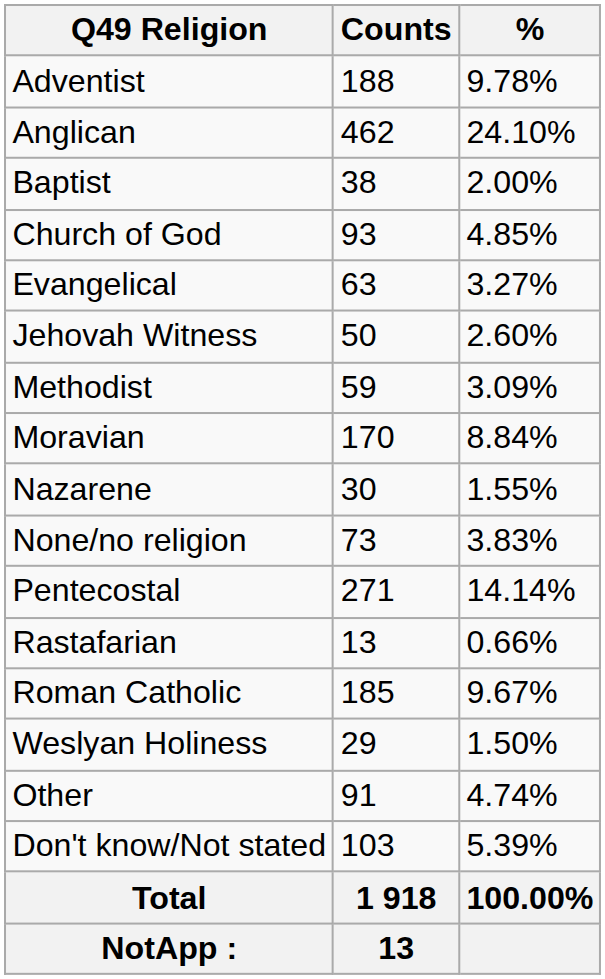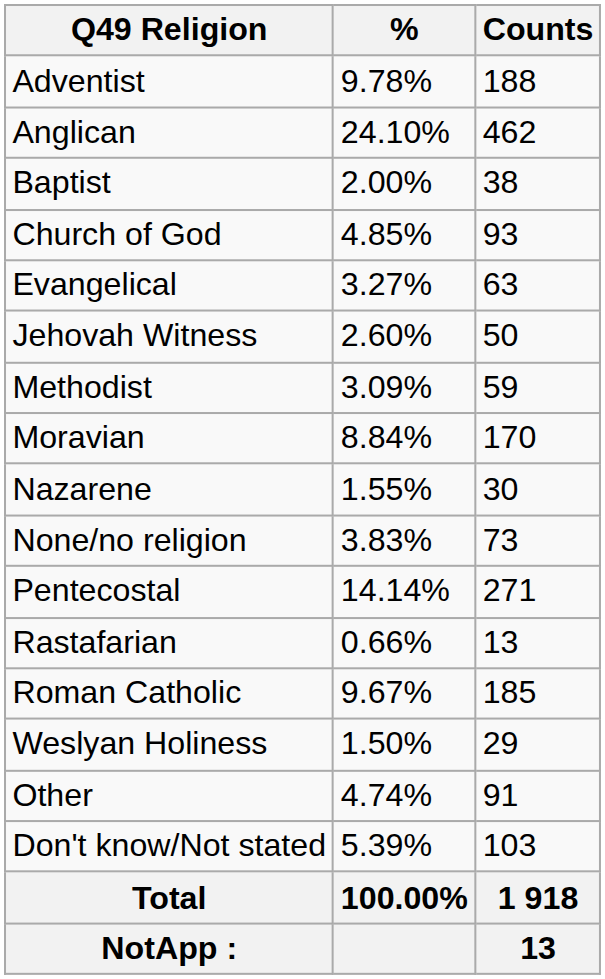columns swapped: (396, 30) <-> (530, 30)
